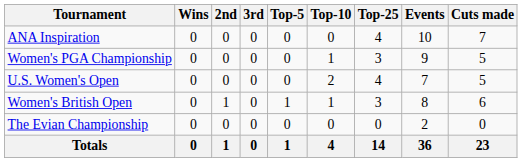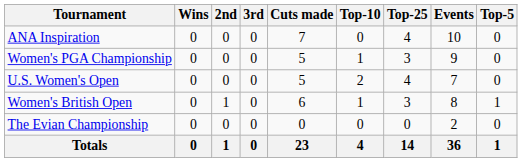columns swapped: (287, 15) <-> (483, 15)
